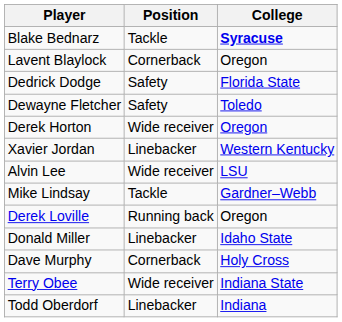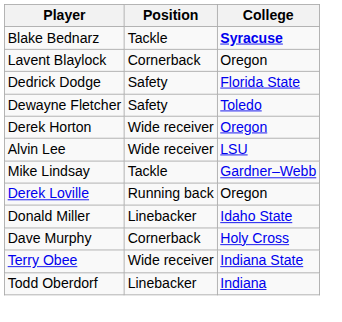- row: (51, 149)
